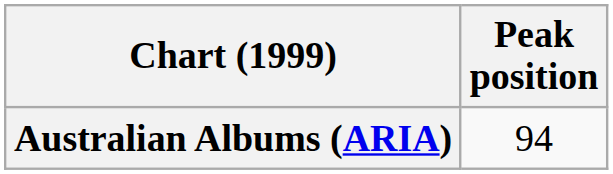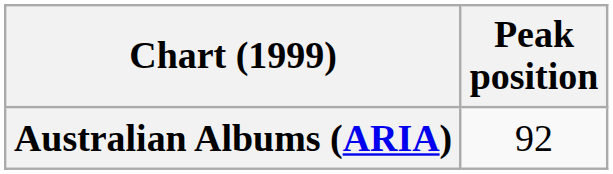(534, 137) 94 -> (534, 137) 92
